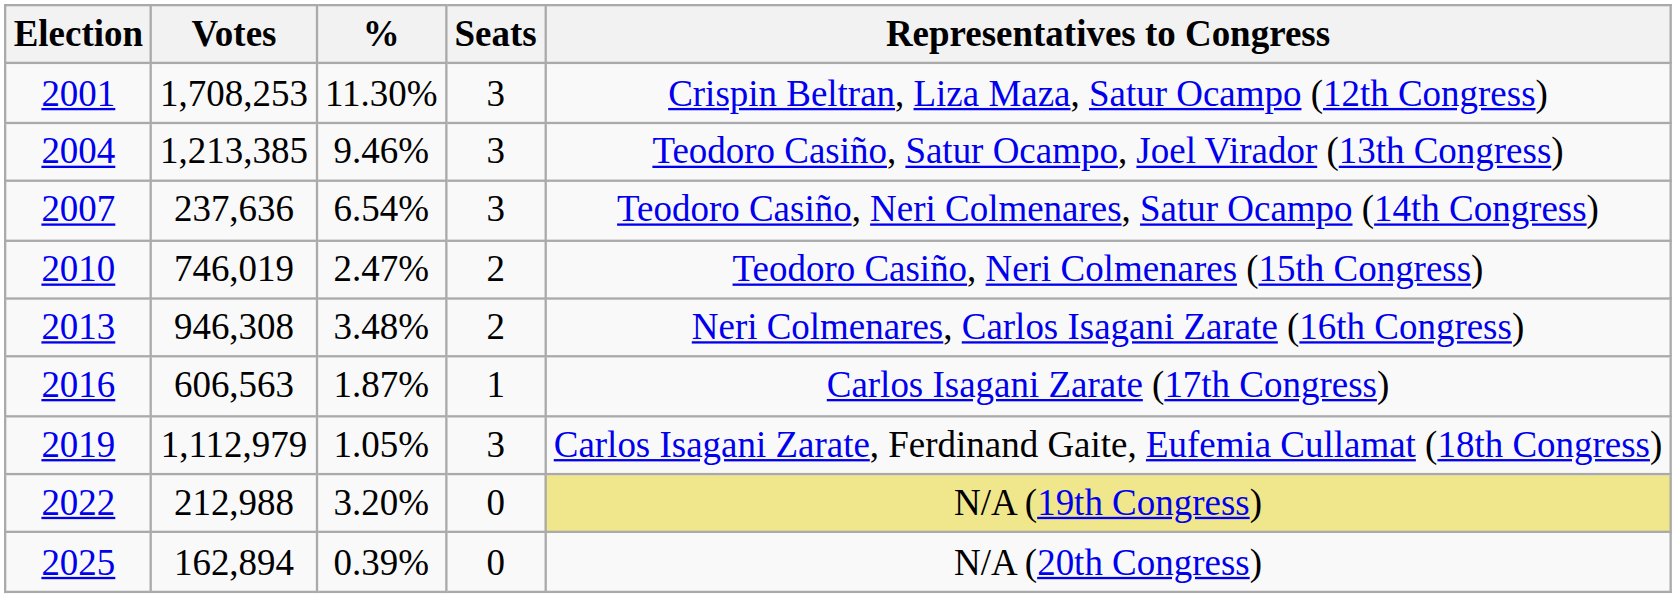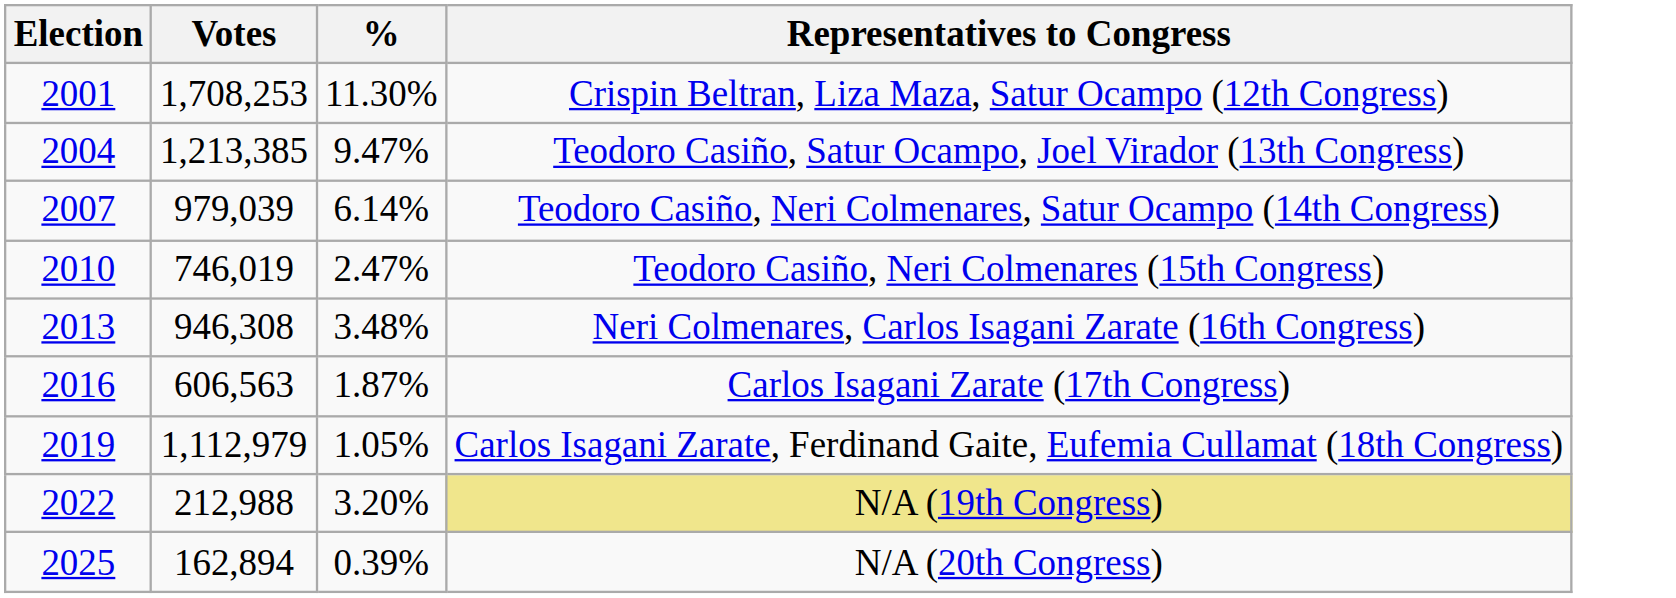- column: (496, 33)
(381, 151) 9.46% -> (381, 151) 9.47%
(234, 209) 237,636 -> (234, 209) 979,039
(381, 209) 6.54% -> (381, 209) 6.14%
